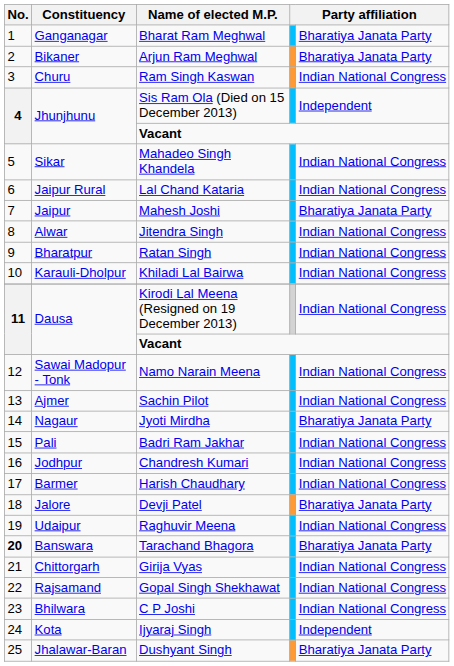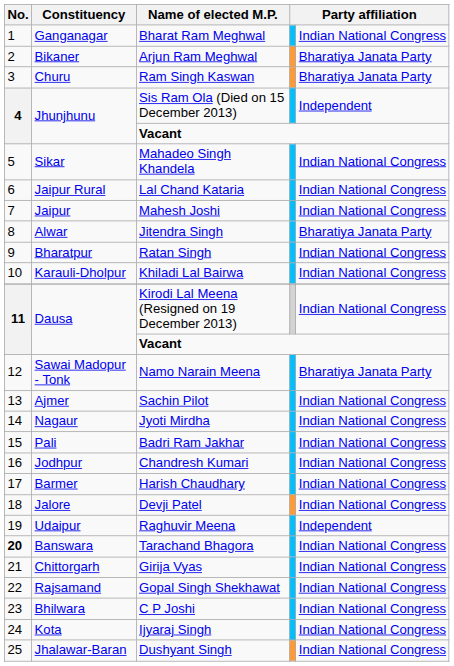(365, 35) Bharatiya Janata Party -> (372, 35) Indian National Congress
(372, 77) Indian National Congress -> (365, 77) Bharatiya Janata Party
(365, 210) Bharatiya Janata Party -> (372, 210) Indian National Congress
(372, 231) Indian National Congress -> (365, 231) Bharatiya Janata Party
(372, 372) Indian National Congress -> (365, 372) Bharatiya Janata Party
(365, 421) Bharatiya Janata Party -> (372, 421) Indian National Congress
(365, 504) Bharatiya Janata Party -> (372, 504) Indian National Congress
(372, 525) Indian National Congress -> (335, 525) Independent
(365, 546) Bharatiya Janata Party -> (372, 546) Indian National Congress
(335, 629) Independent -> (372, 629) Indian National Congress
(365, 650) Bharatiya Janata Party -> (372, 650) Indian National Congress
